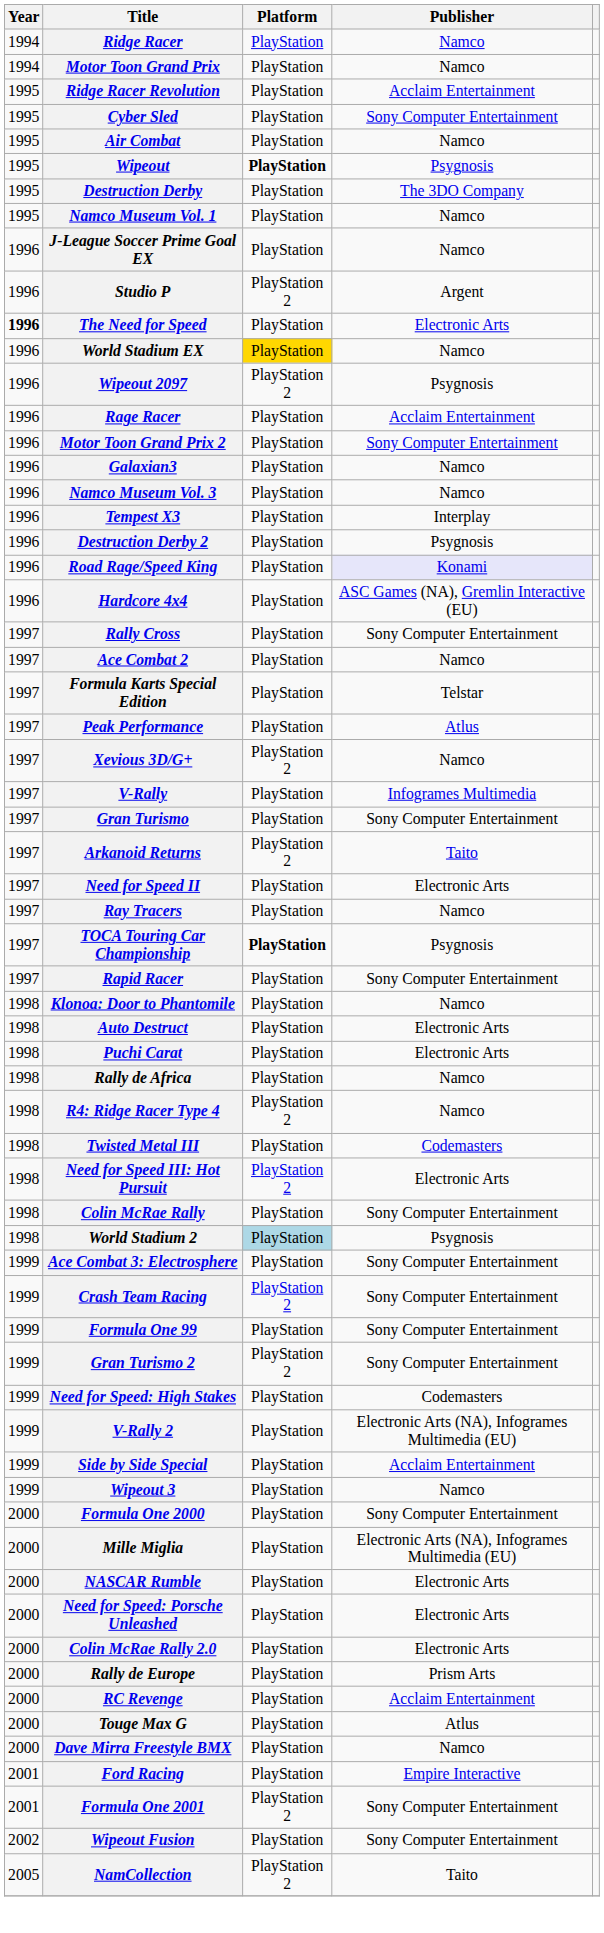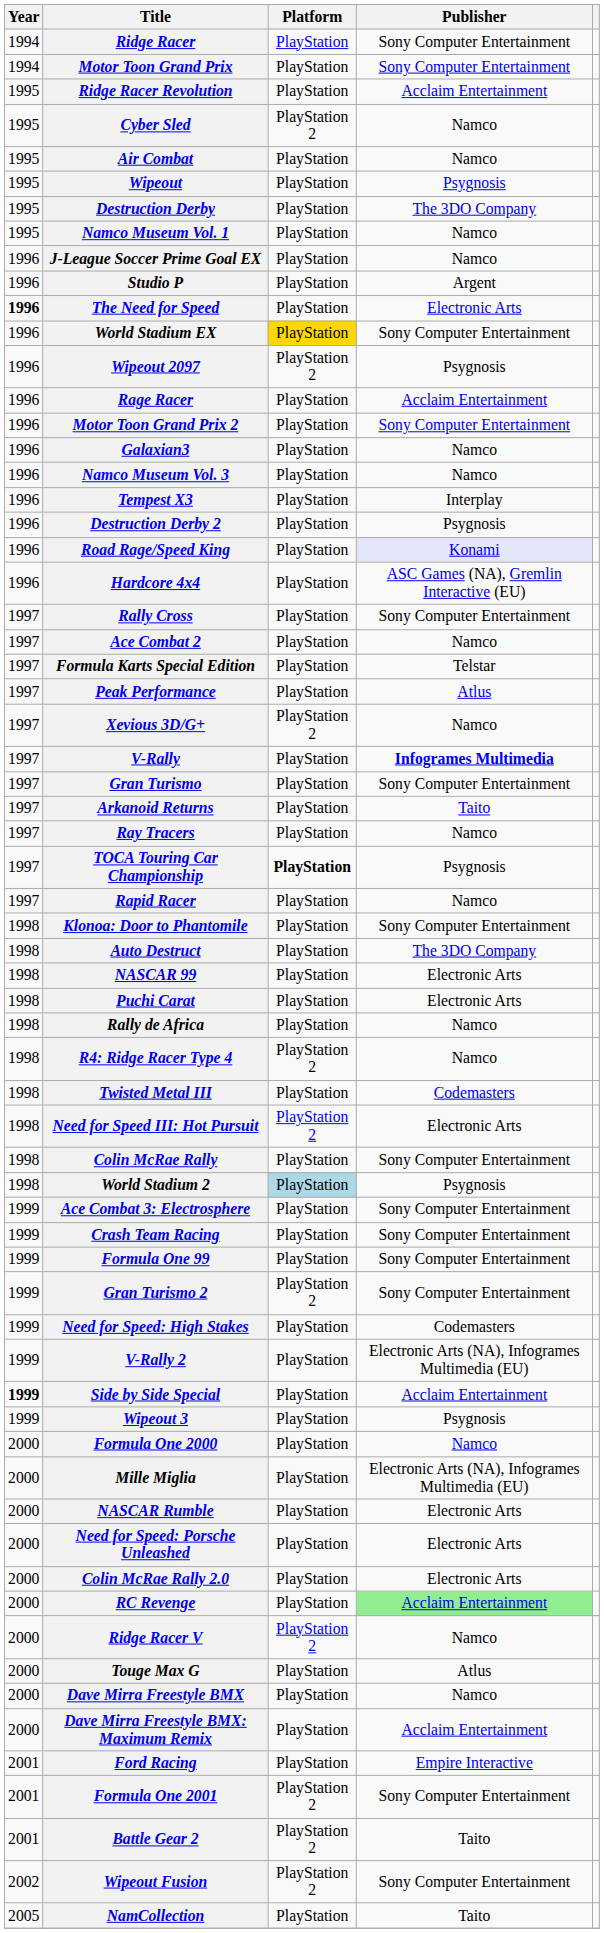(462, 41) Namco -> (474, 41) Sony Computer Entertainment
(462, 66) Namco -> (474, 66) Sony Computer Entertainment
(287, 116) PlayStation -> (312, 125) PlayStation 2
(462, 116) Sony Computer Entertainment -> (474, 125) Namco
(287, 166) bold -> (312, 183) normal
(287, 292) PlayStation 2 -> (312, 283) PlayStation
(462, 350) Namco -> (474, 332) Sony Computer Entertainment
(462, 794) normal -> (474, 758) bold
(287, 852) PlayStation 2 -> (312, 808) PlayStation
- row: (143, 886)
(462, 978) Sony Computer Entertainment -> (474, 900) Namco
(462, 1003) Namco -> (474, 925) Sony Computer Entertainment
(462, 1028) Electronic Arts -> (474, 950) The 3DO Company
+ row: (155, 975)
(287, 1296) PlayStation 2 -> (312, 1234) PlayStation
(24, 1464) normal -> (24, 1394) bold
(462, 1489) Namco -> (474, 1419) Psygnosis
(462, 1514) Sony Computer Entertainment -> (474, 1443) Namco
- row: (143, 1674)
(462, 1698) no background -> (474, 1603) lightgreen background
+ row: (156, 1637)
+ row: (155, 1729)
+ row: (156, 1839)
(287, 1840) PlayStation -> (312, 1881) PlayStation 2
(287, 1874) PlayStation 2 -> (312, 1915) PlayStation
